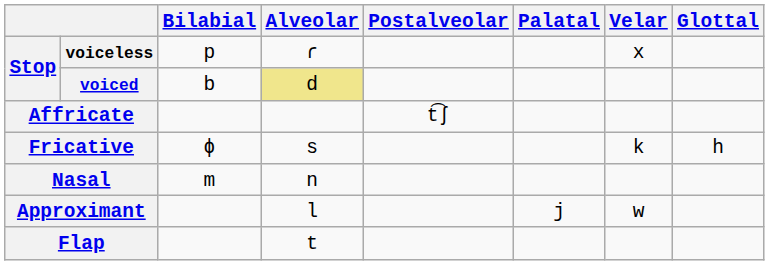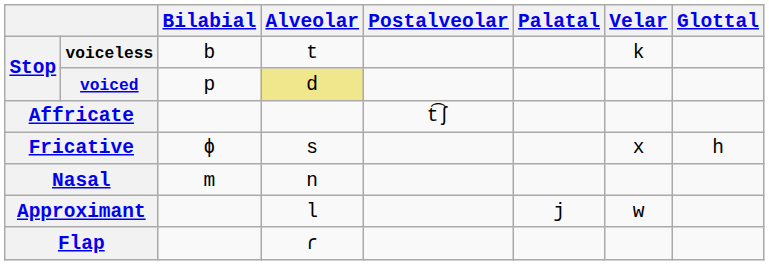(209, 52) p -> (209, 52) b
(312, 52) ɾ -> (312, 52) t
(638, 52) x -> (638, 52) k
(209, 84) b -> (209, 84) p
(638, 148) k -> (638, 148) x
(312, 243) t -> (312, 243) ɾ
